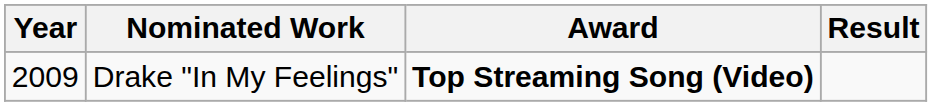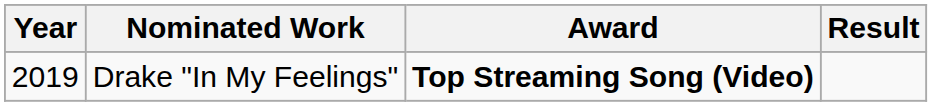(45, 76) 2009 -> (45, 76) 2019
